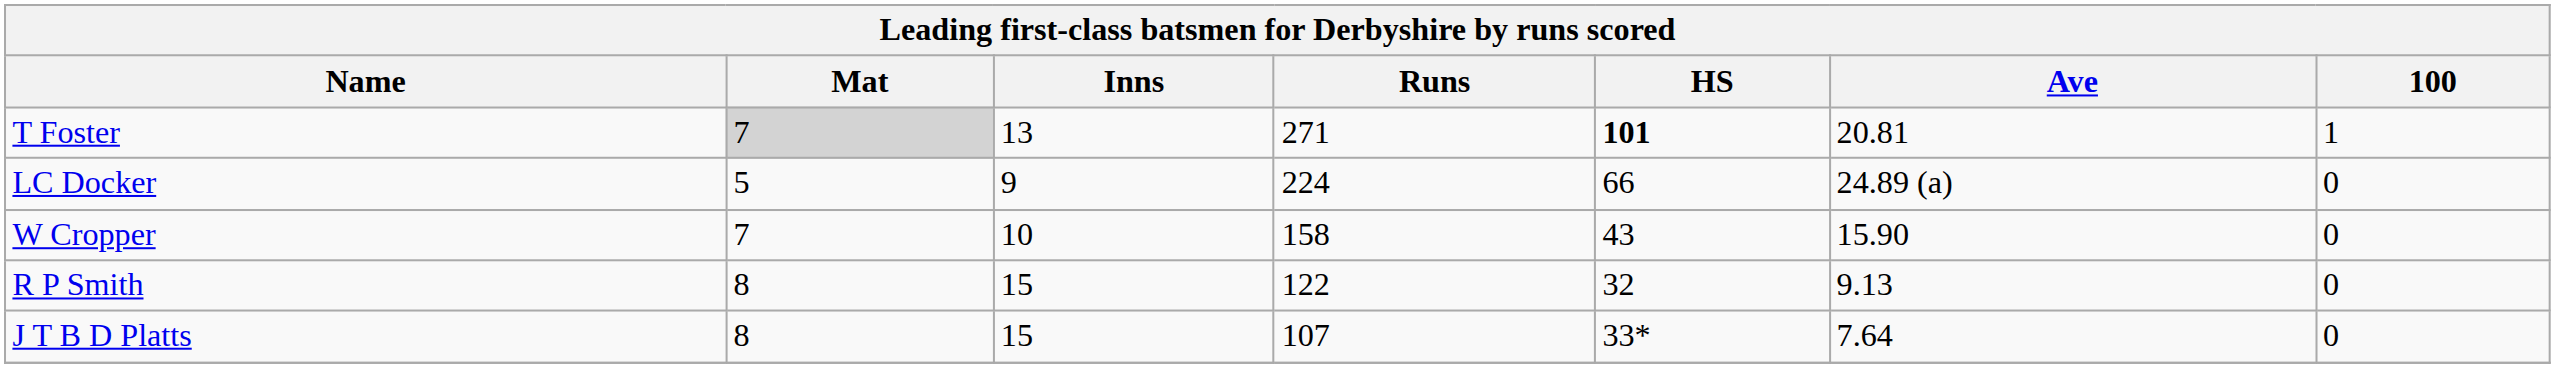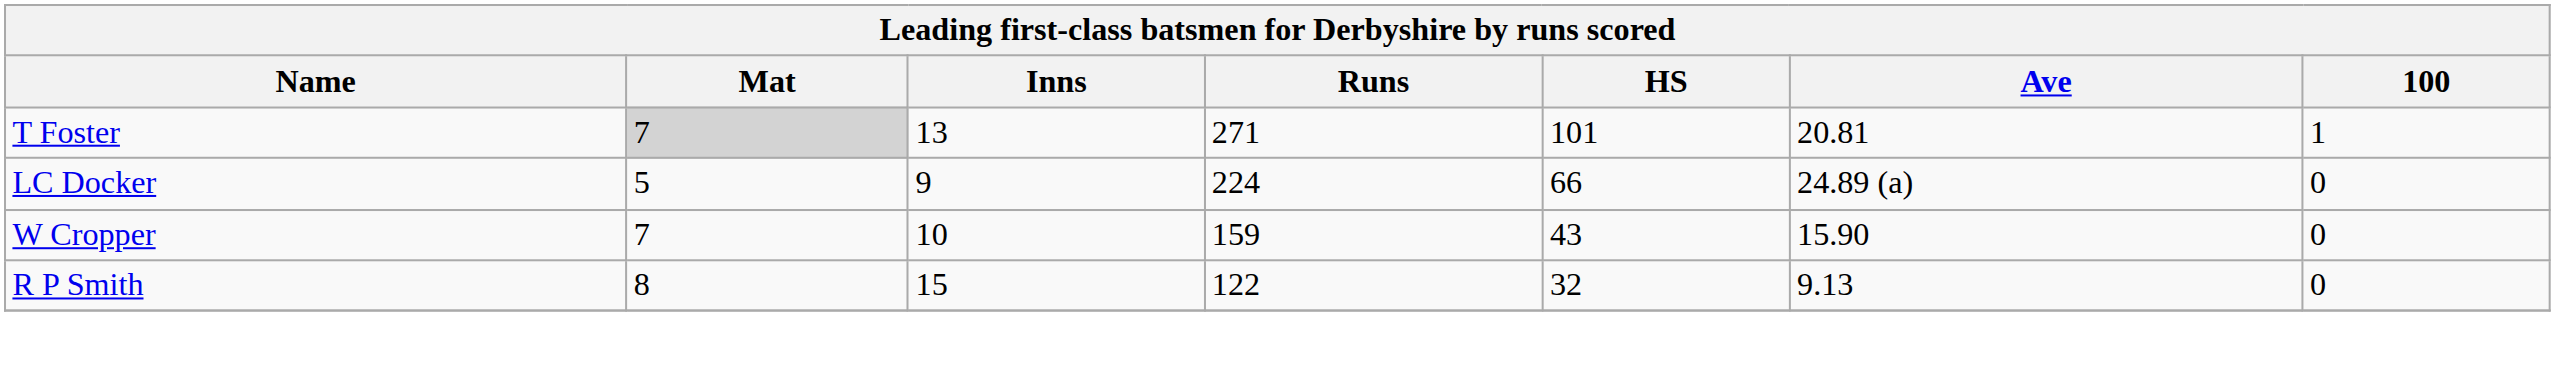(1627, 132) bold -> (1574, 132) normal
(1306, 234) 158 -> (1236, 234) 159
- row: (102, 336)
